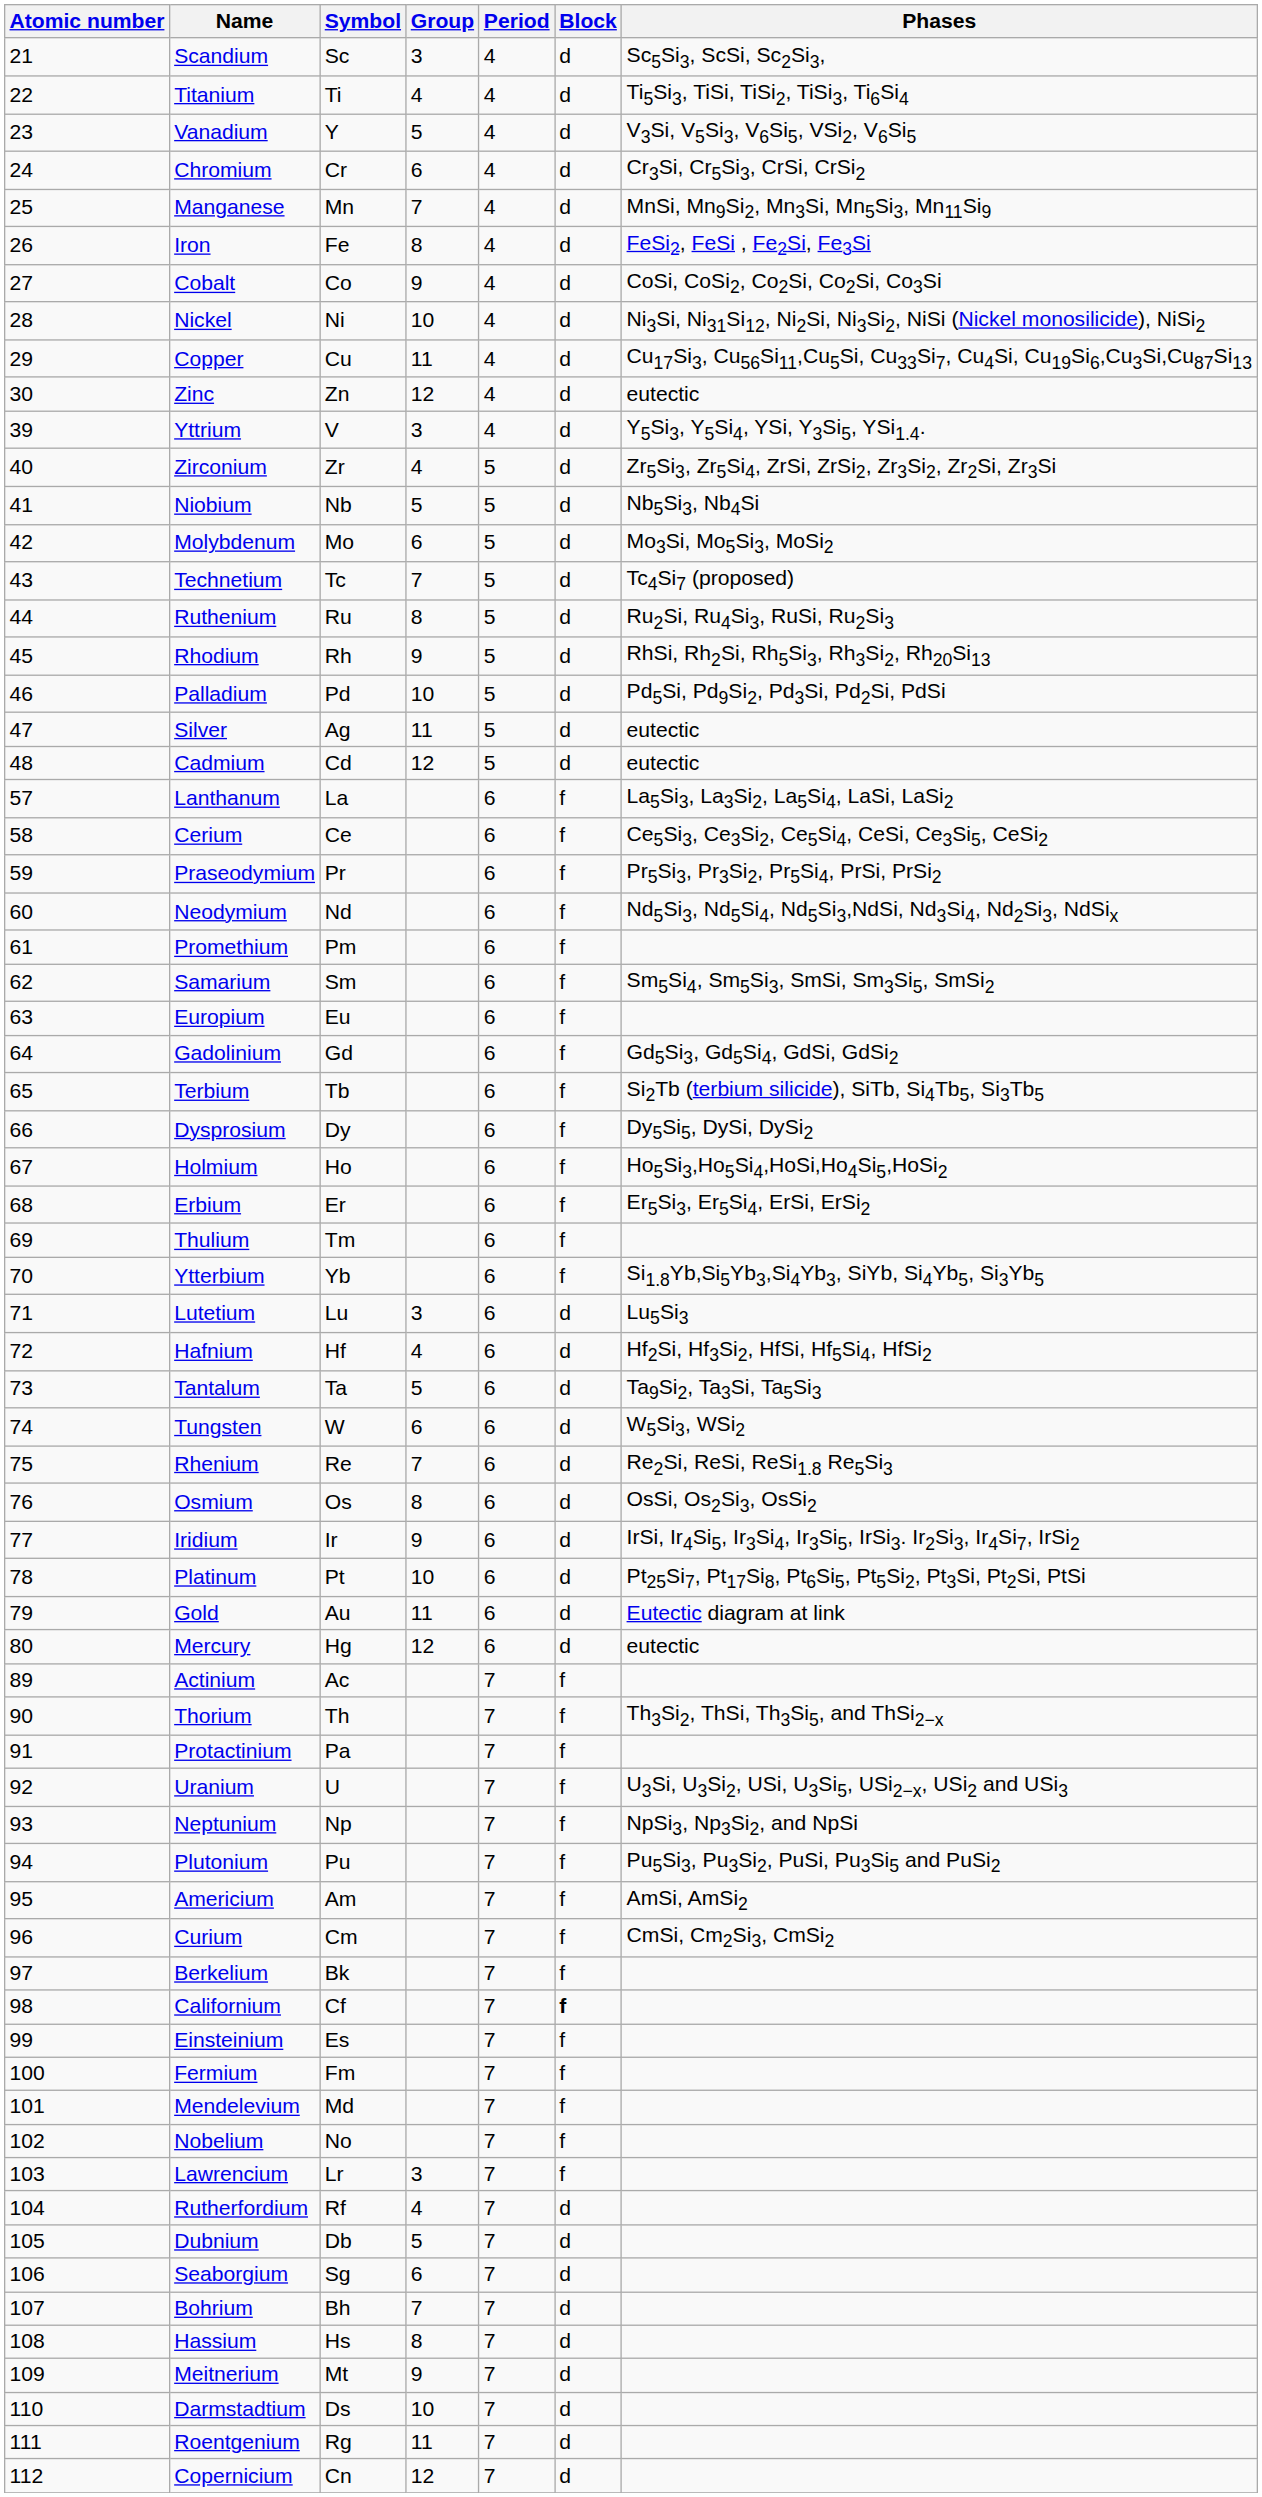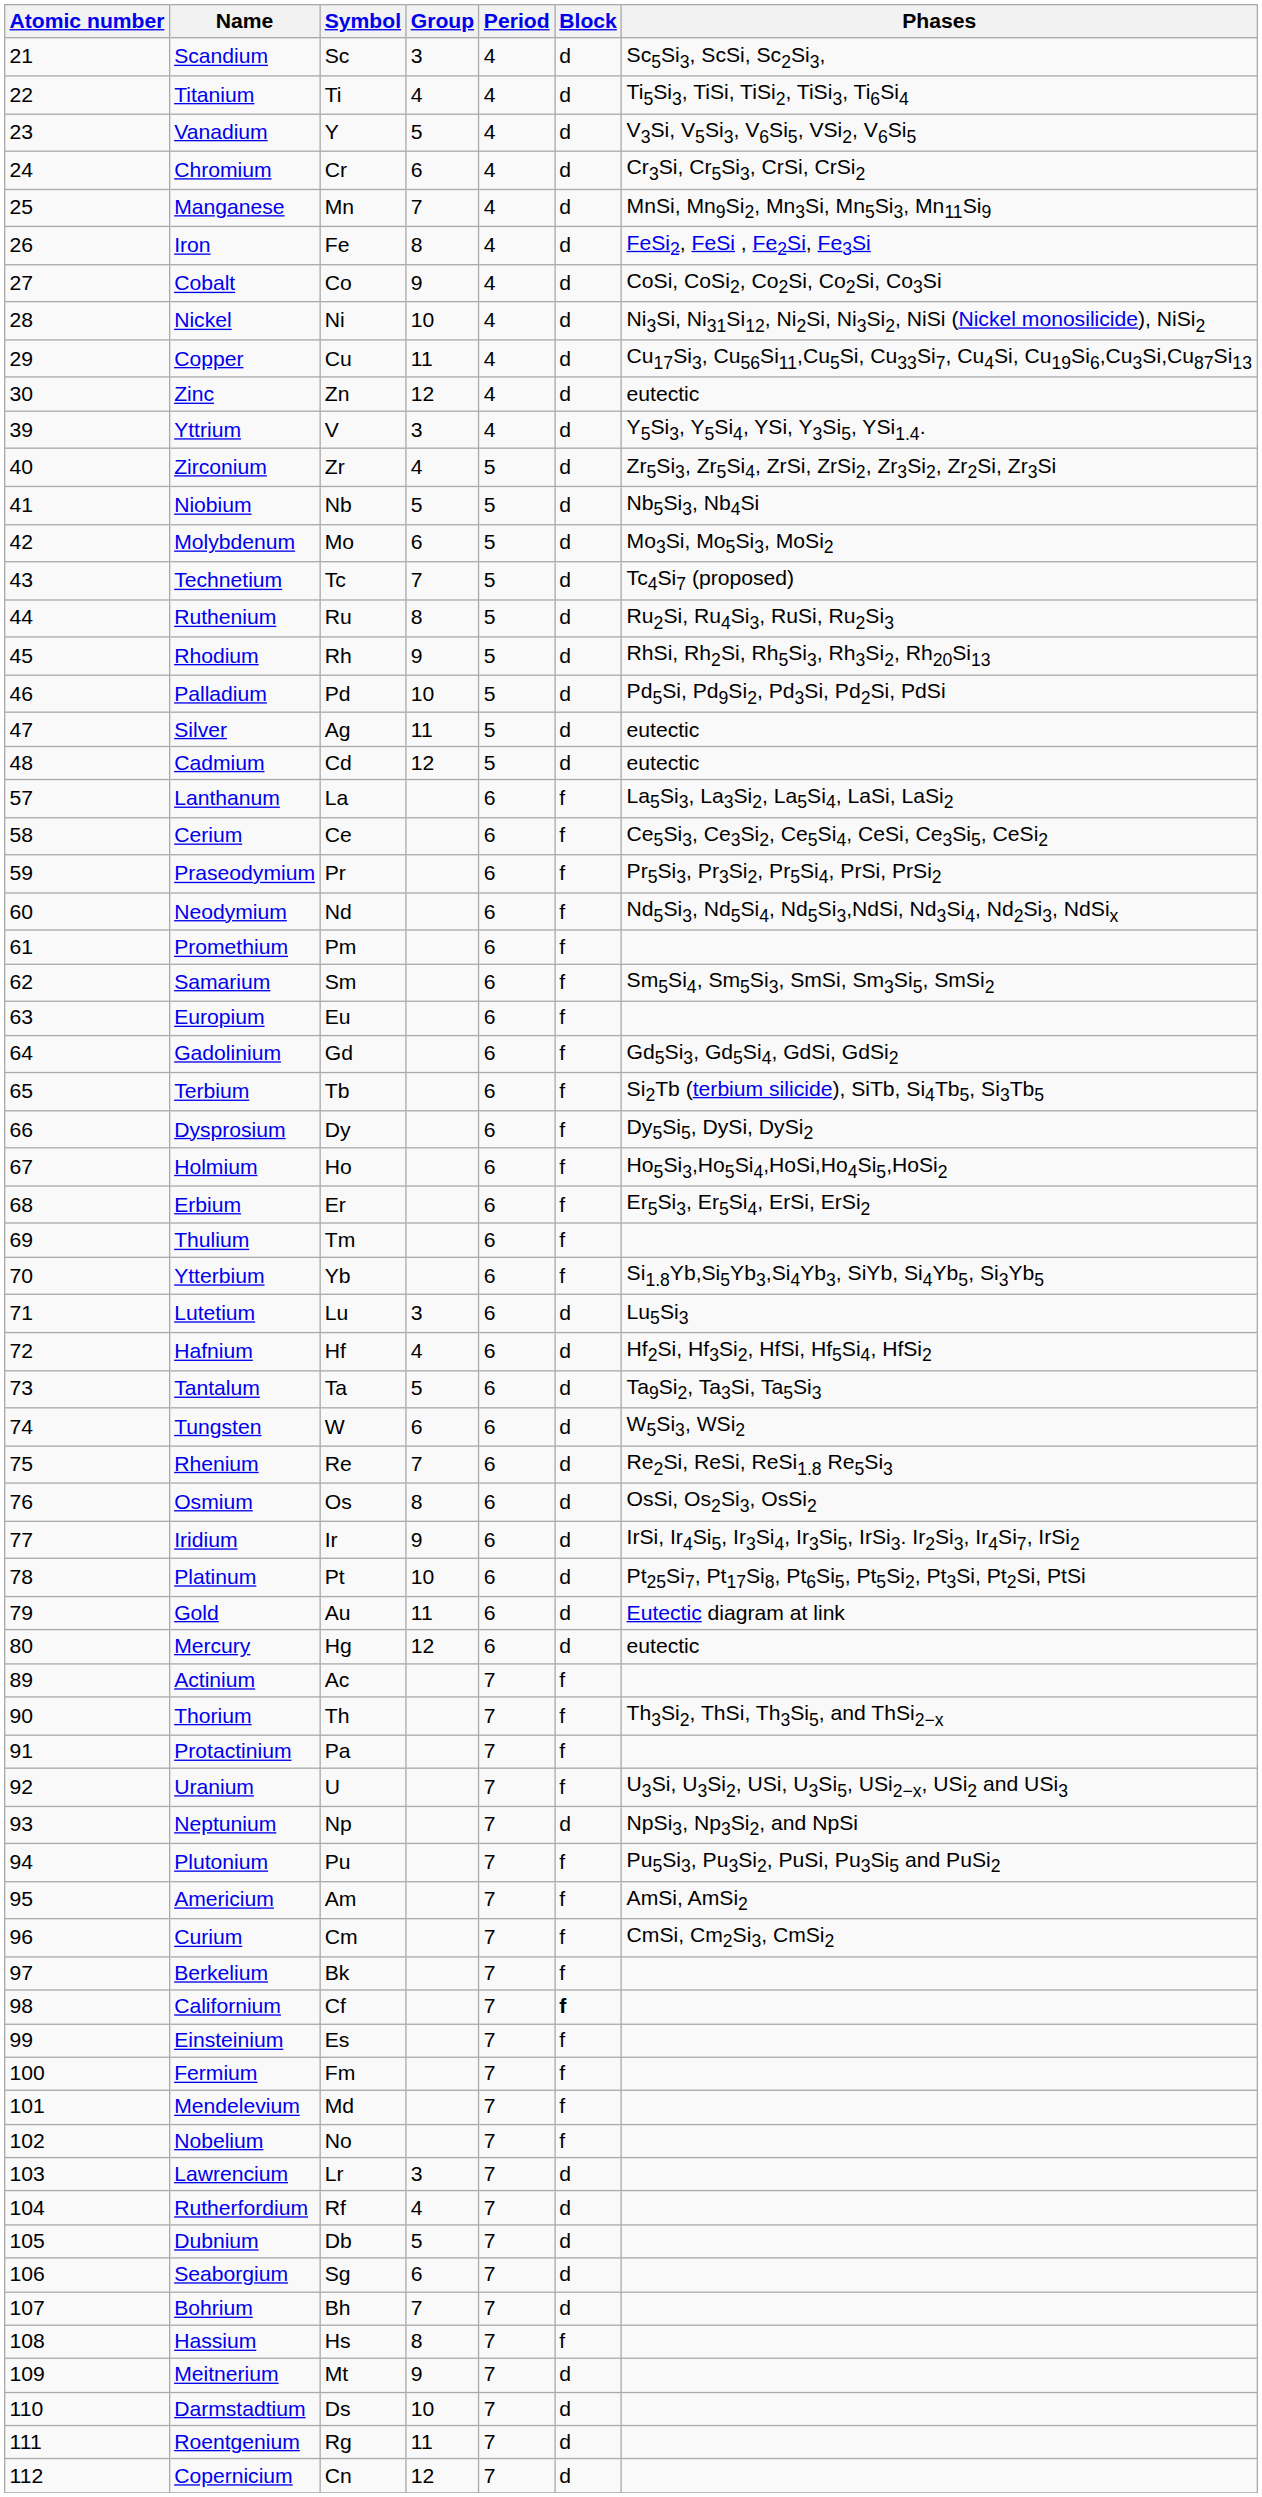(562, 1824) f -> (565, 1824) d
(562, 2174) f -> (565, 2174) d
(565, 2341) d -> (562, 2341) f
